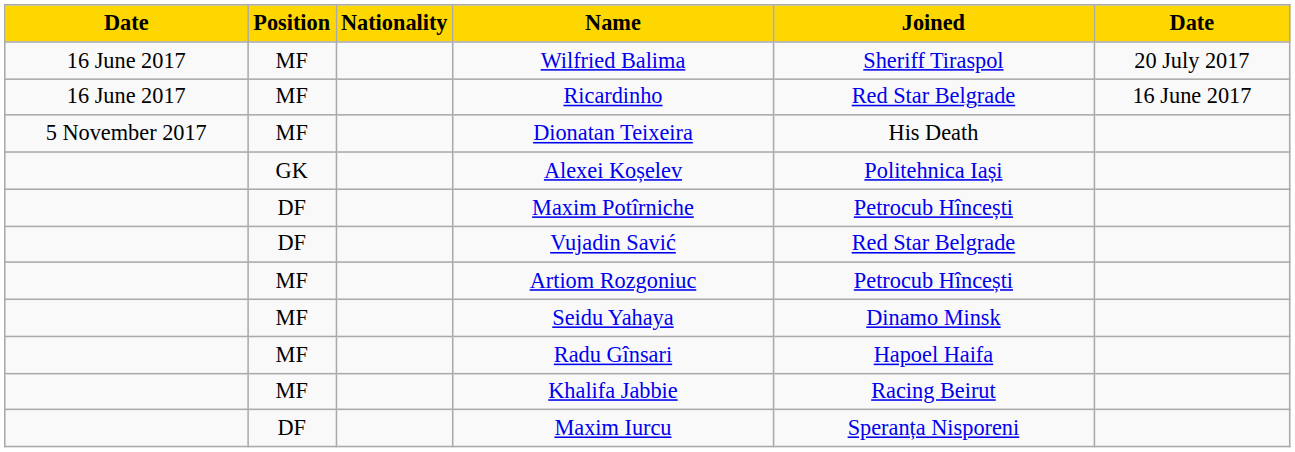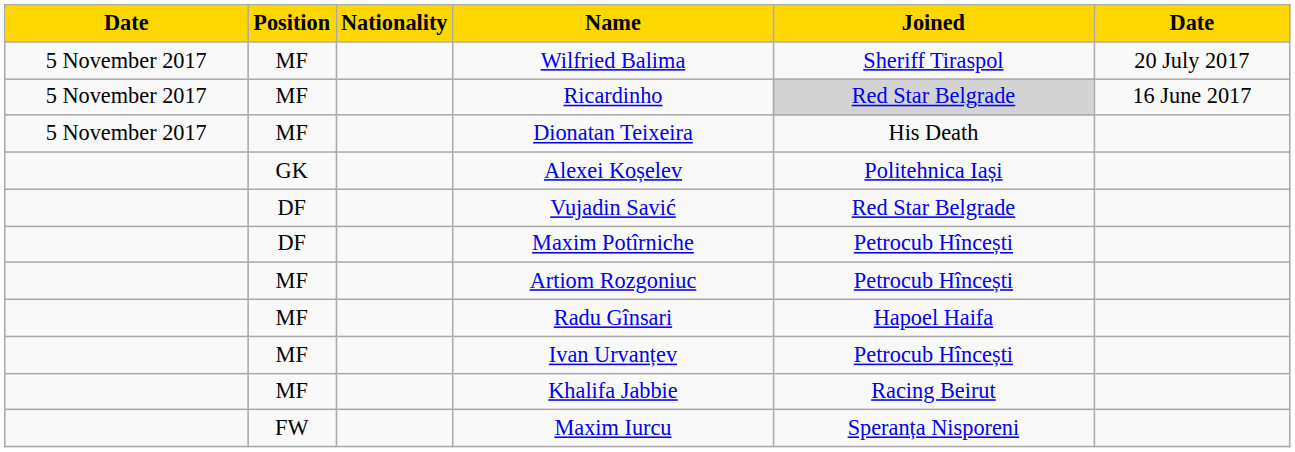(126, 60) 16 June 2017 -> (126, 60) 5 November 2017
(126, 96) 16 June 2017 -> (126, 96) 5 November 2017
(933, 96) no background -> (933, 96) lightgrey background
rows swapped: (613, 244) <-> (613, 207)
- row: (613, 317)
+ row: (613, 354)
(292, 428) DF -> (292, 428) FW
